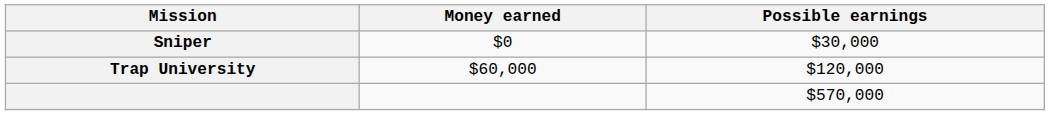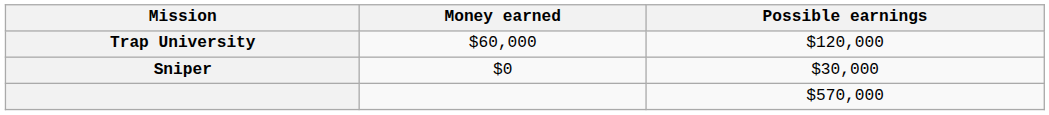rows swapped: (183, 44) <-> (183, 70)
